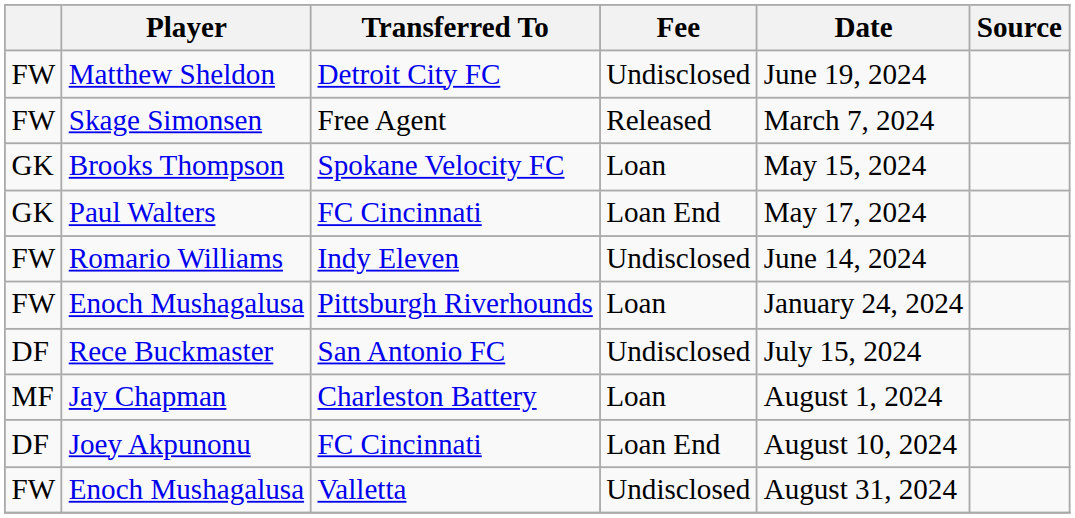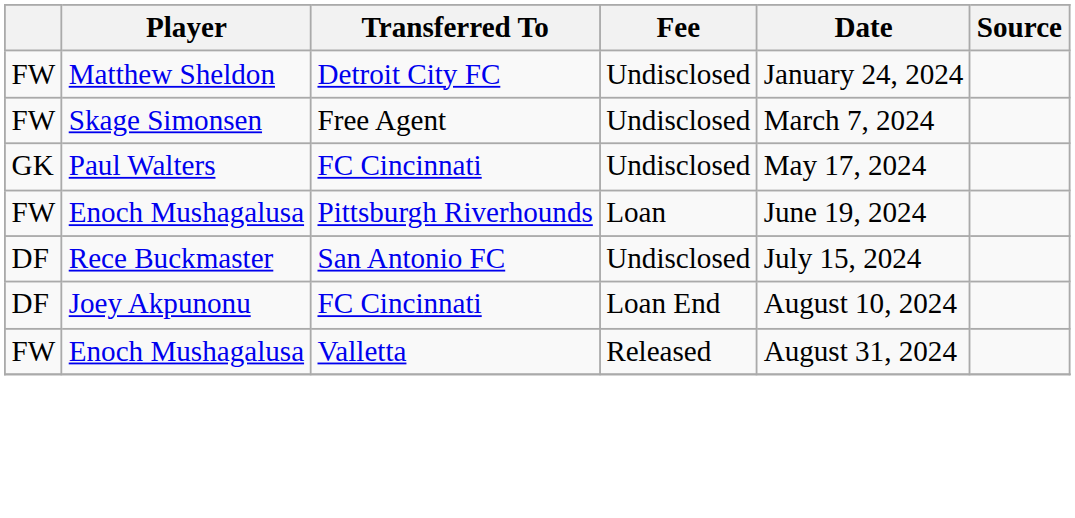(845, 73) June 19, 2024 -> (864, 73) January 24, 2024
(659, 119) Released -> (678, 119) Undisclosed
- row: (176, 166)
(663, 212) Loan End -> (678, 166) Undisclosed
- row: (176, 258)
(864, 304) January 24, 2024 -> (845, 212) June 19, 2024
- row: (148, 397)
(678, 489) Undisclosed -> (659, 350) Released
